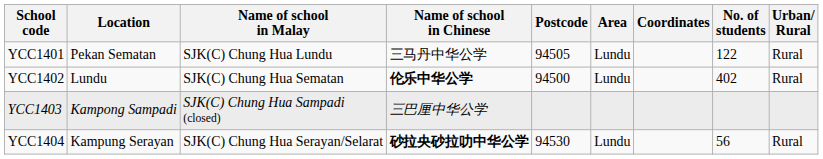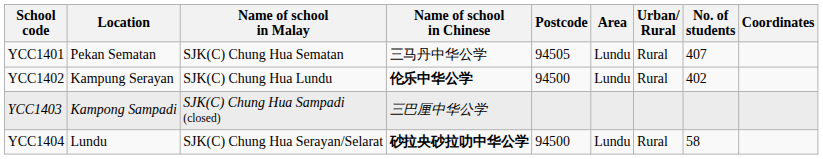columns swapped: (793, 23) <-> (673, 23)
(258, 54) SJK(C) Chung Hua Lundu -> (264, 54) SJK(C) Chung Hua Sematan
(727, 54) 122 -> (696, 54) 407
(89, 79) Lundu -> (122, 79) Kampung Serayan
(264, 79) SJK(C) Chung Hua Sematan -> (258, 79) SJK(C) Chung Hua Lundu
(122, 141) Kampung Serayan -> (89, 141) Lundu
(553, 141) 94530 -> (553, 141) 94500
(723, 141) 56 -> (693, 141) 58
